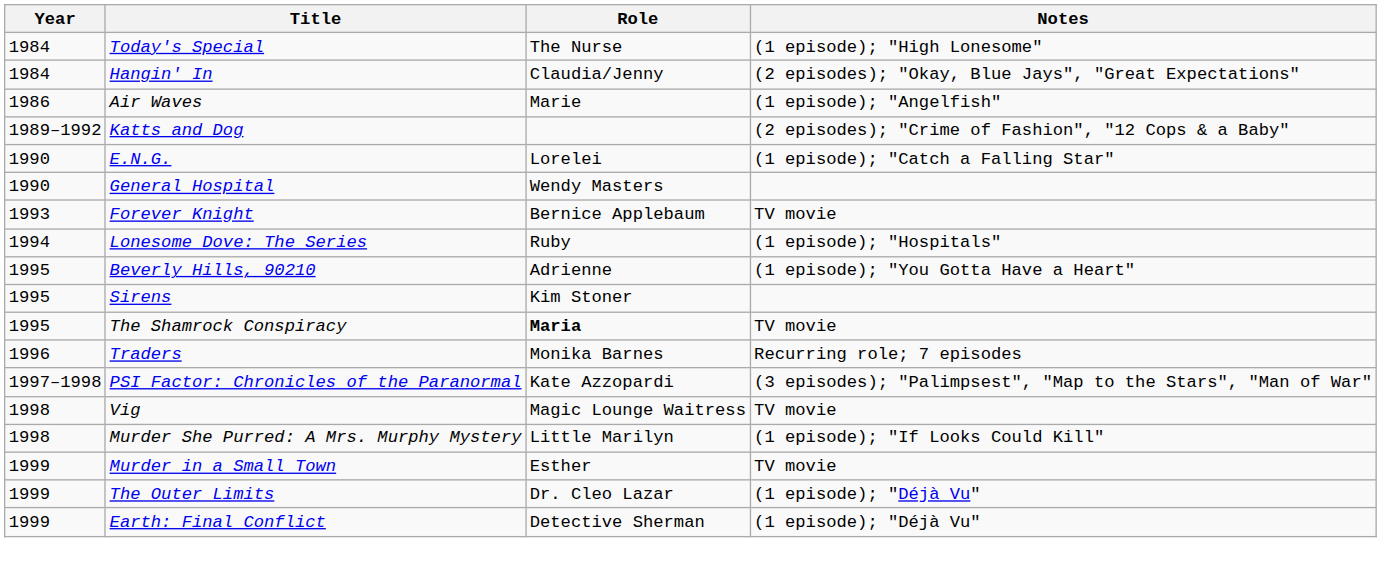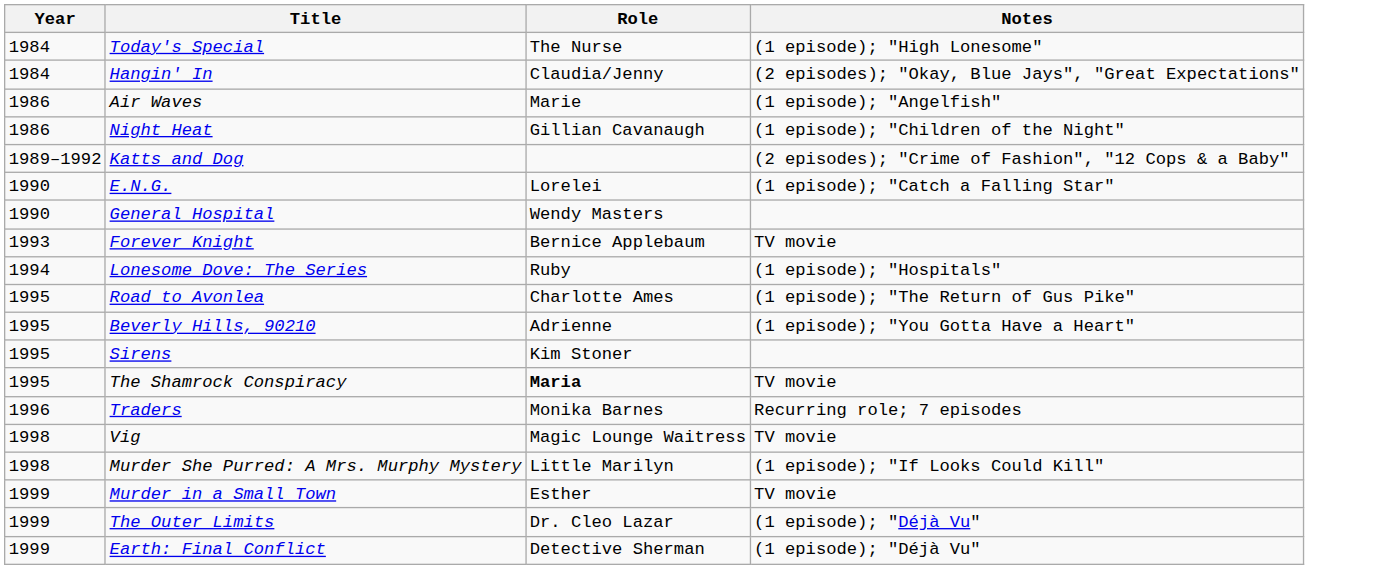+ row: (161, 131)
+ row: (187, 298)
- row: (316, 382)
